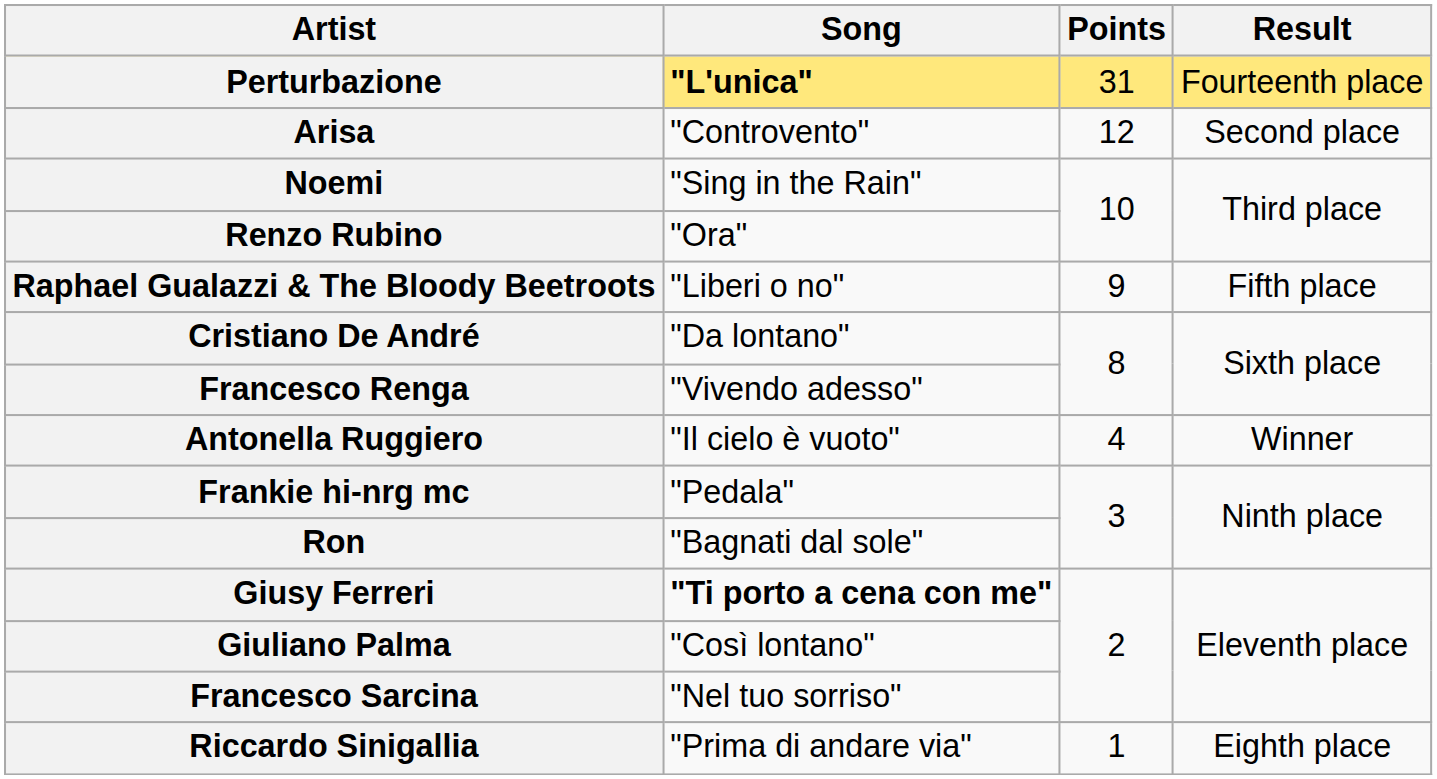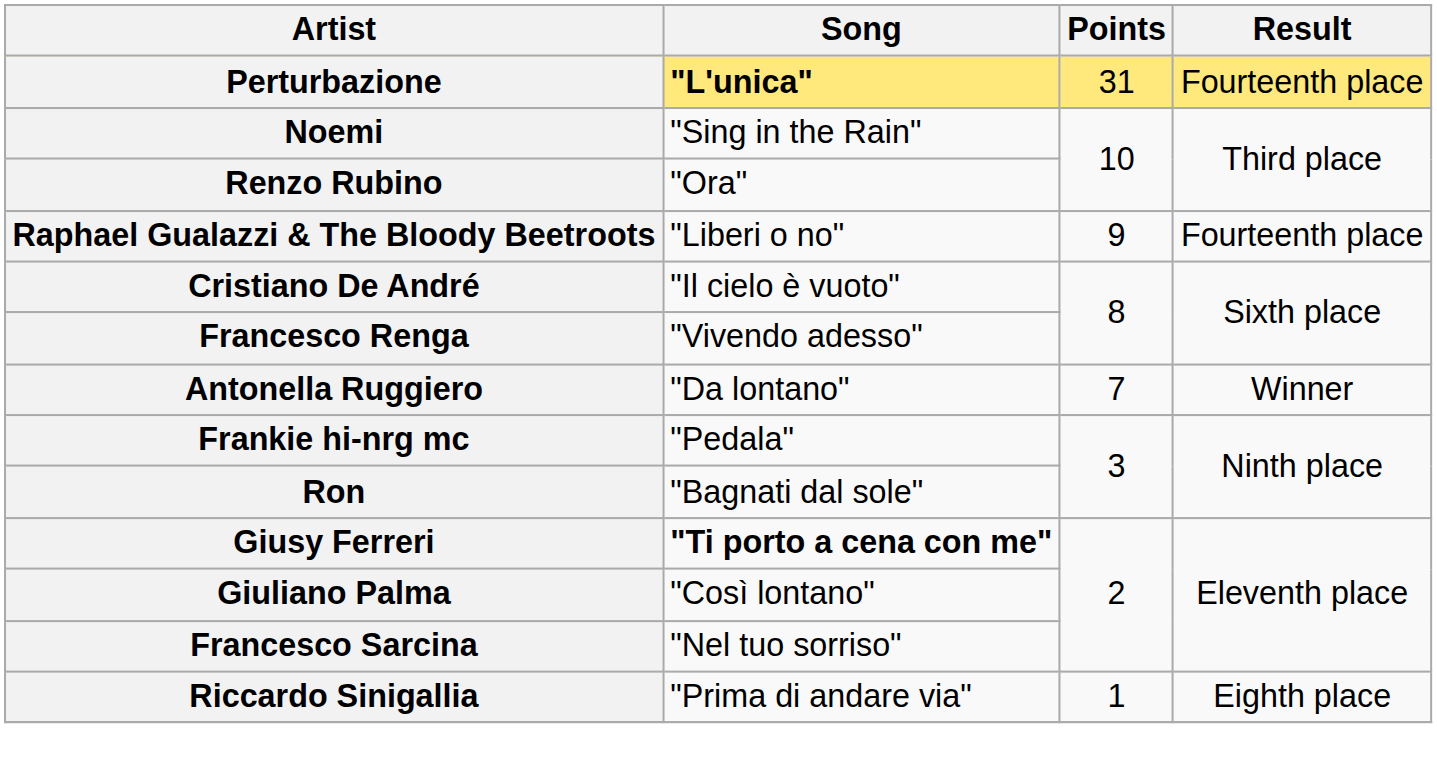- row: (334, 132)
(1302, 286) Fifth place -> (1302, 235) Fourteenth place
(760, 337) "Da lontano" -> (785, 286) "Il cielo è vuoto"
(785, 440) "Il cielo è vuoto" -> (760, 388) "Da lontano"
(1117, 440) 4 -> (1117, 388) 7
